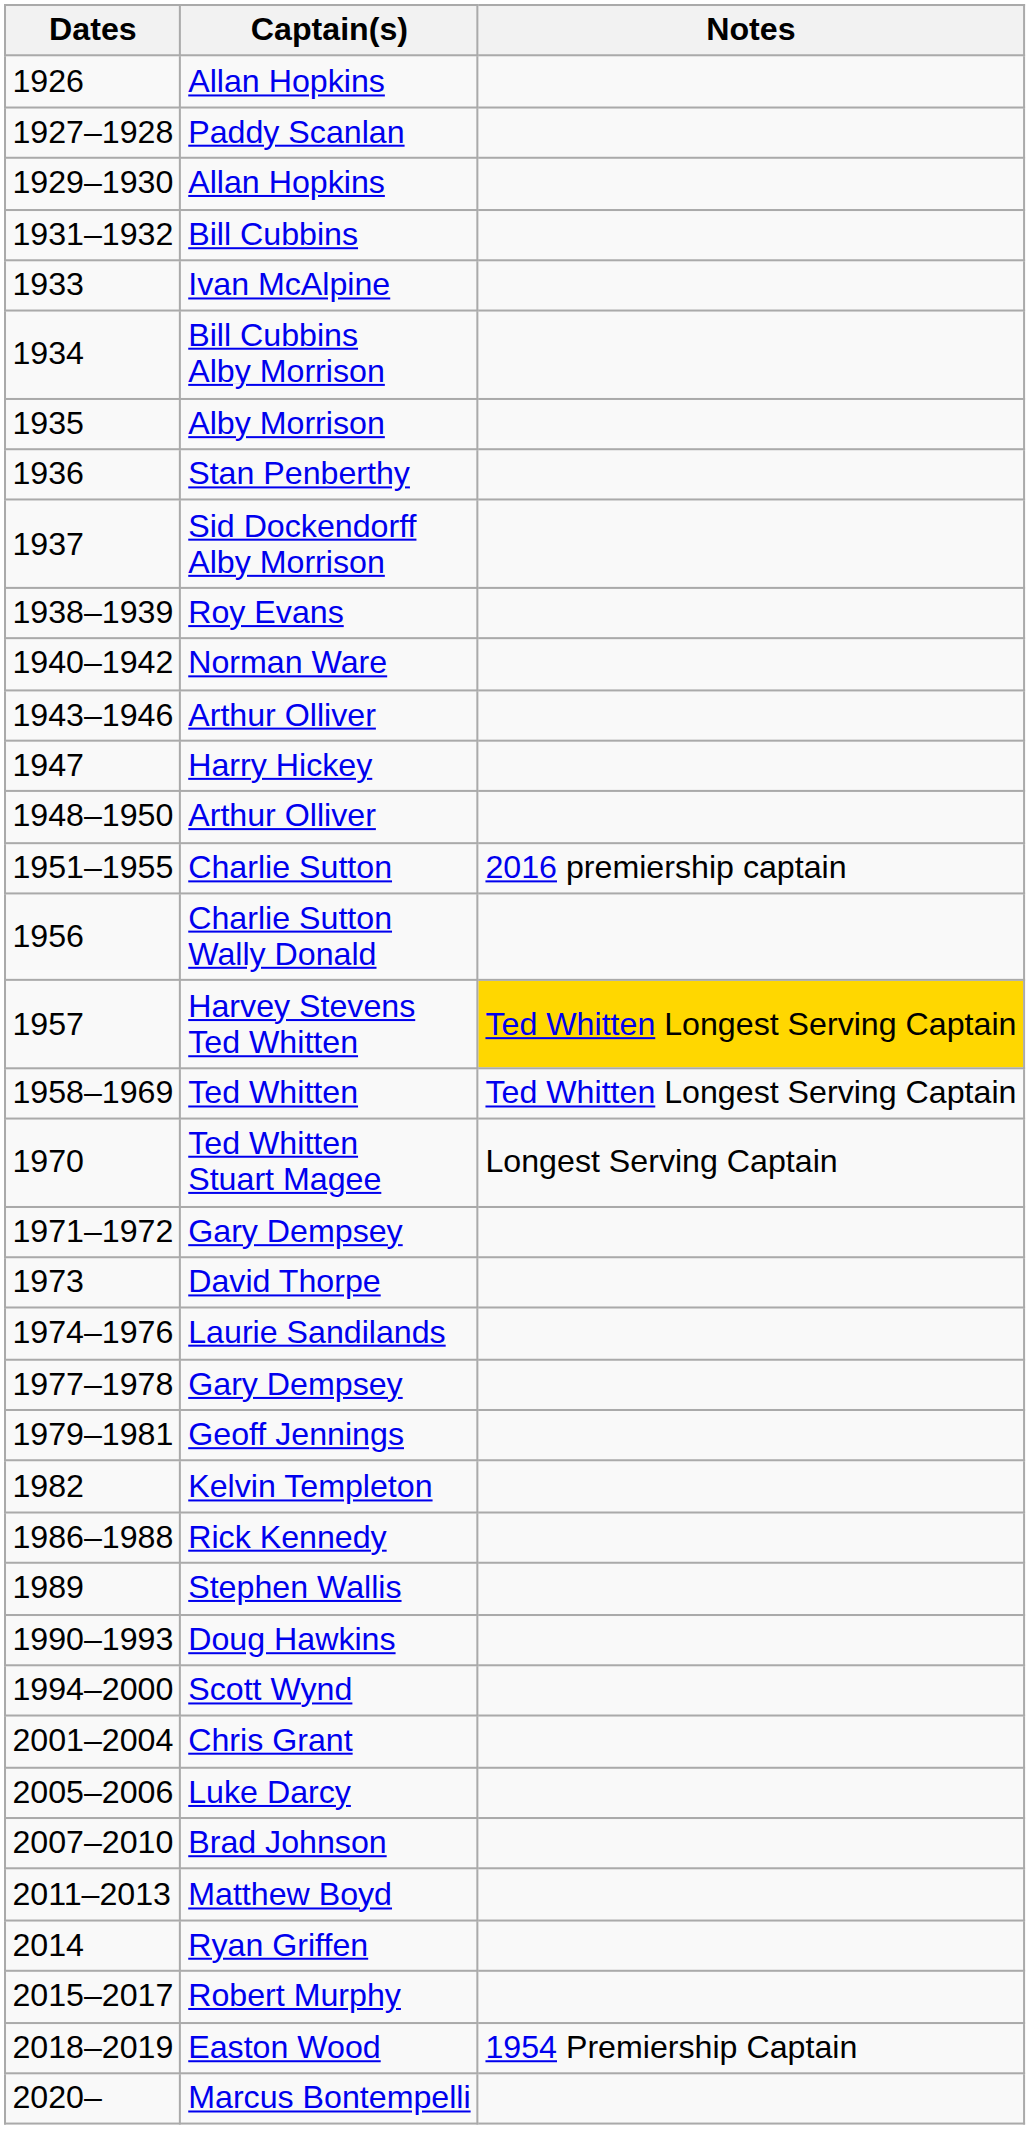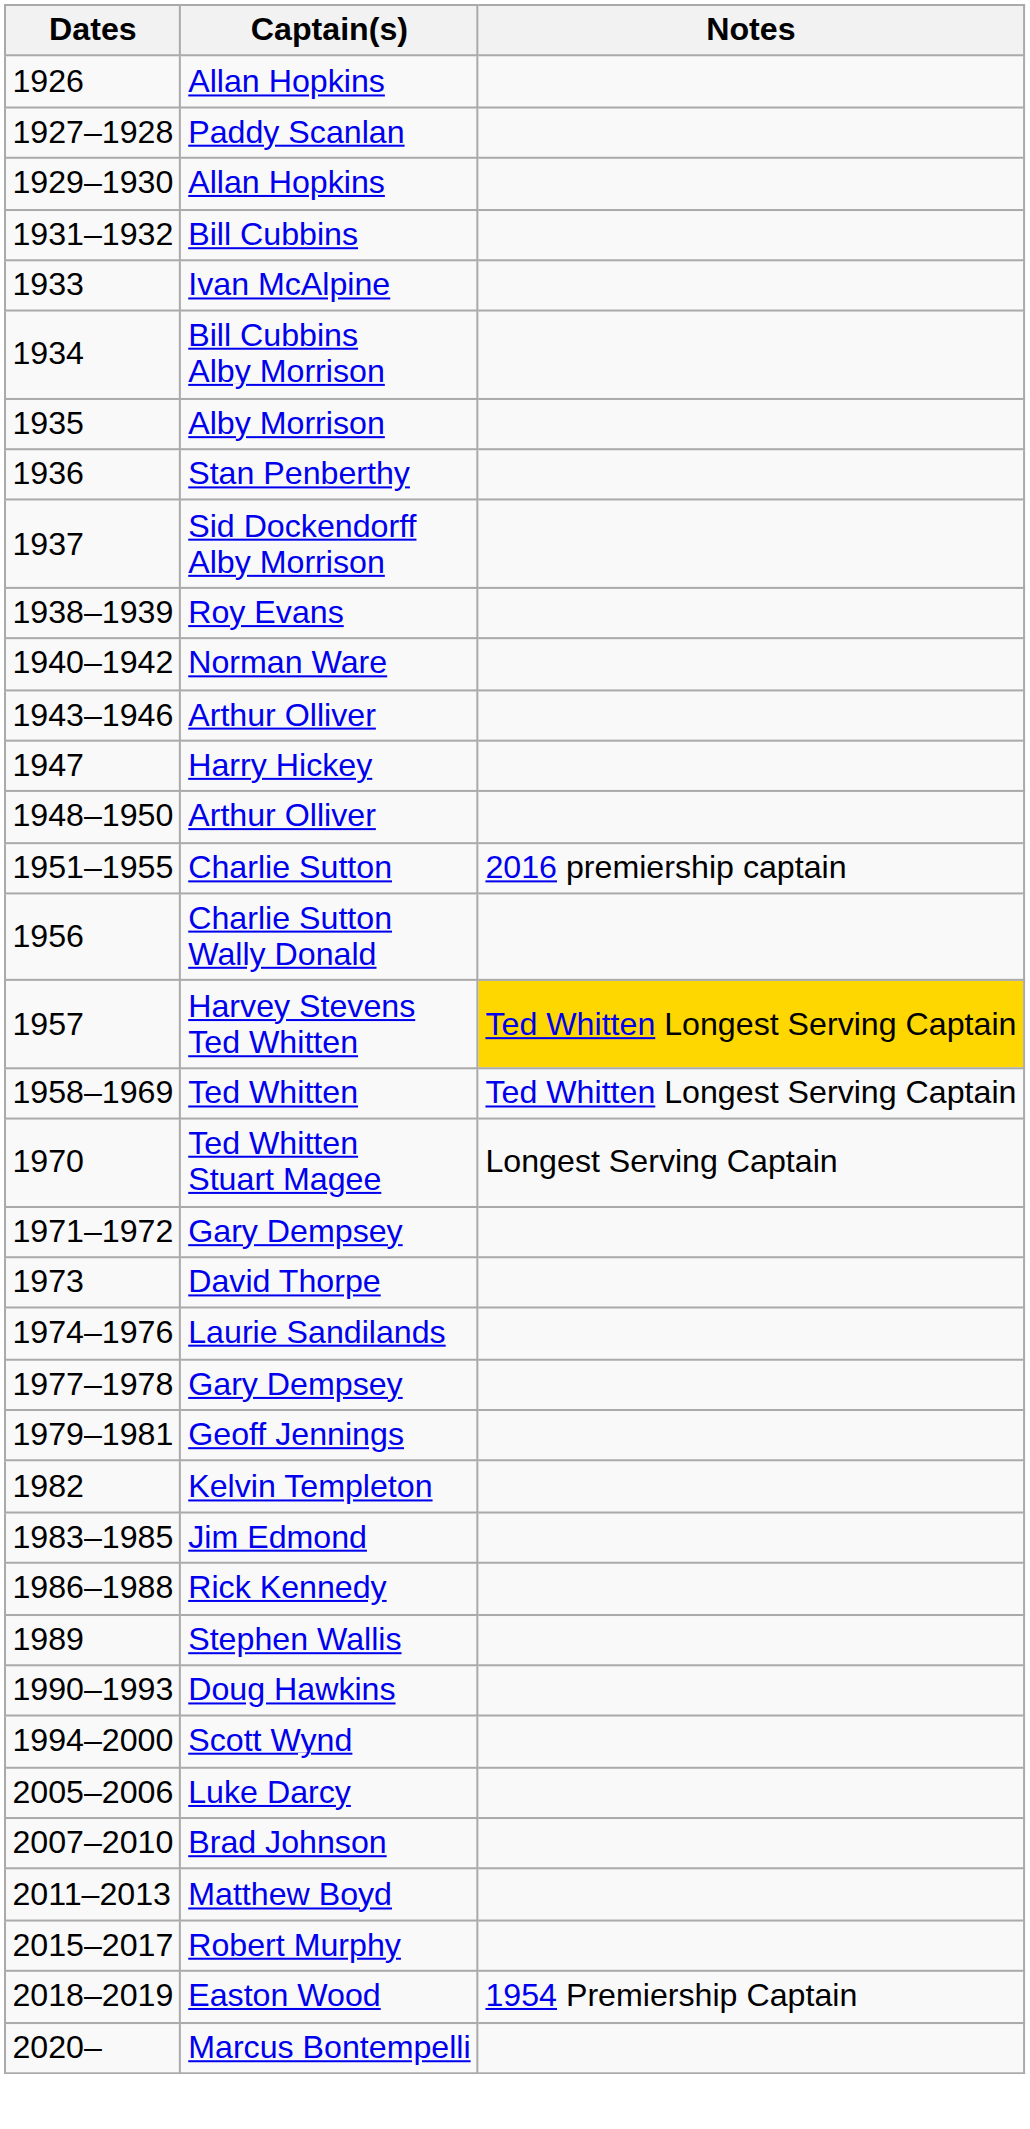+ row: (93, 1536)
- row: (93, 1741)
- row: (48, 1945)
